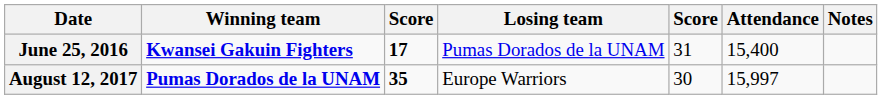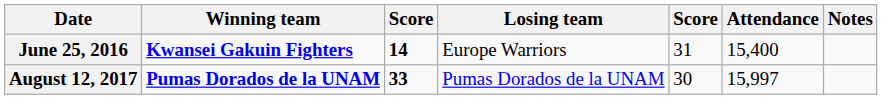(398, 49) 17 -> (398, 49) 14
(553, 49) Pumas Dorados de la UNAM -> (504, 49) Europe Warriors
(398, 79) 35 -> (398, 79) 33
(504, 79) Europe Warriors -> (553, 79) Pumas Dorados de la UNAM
